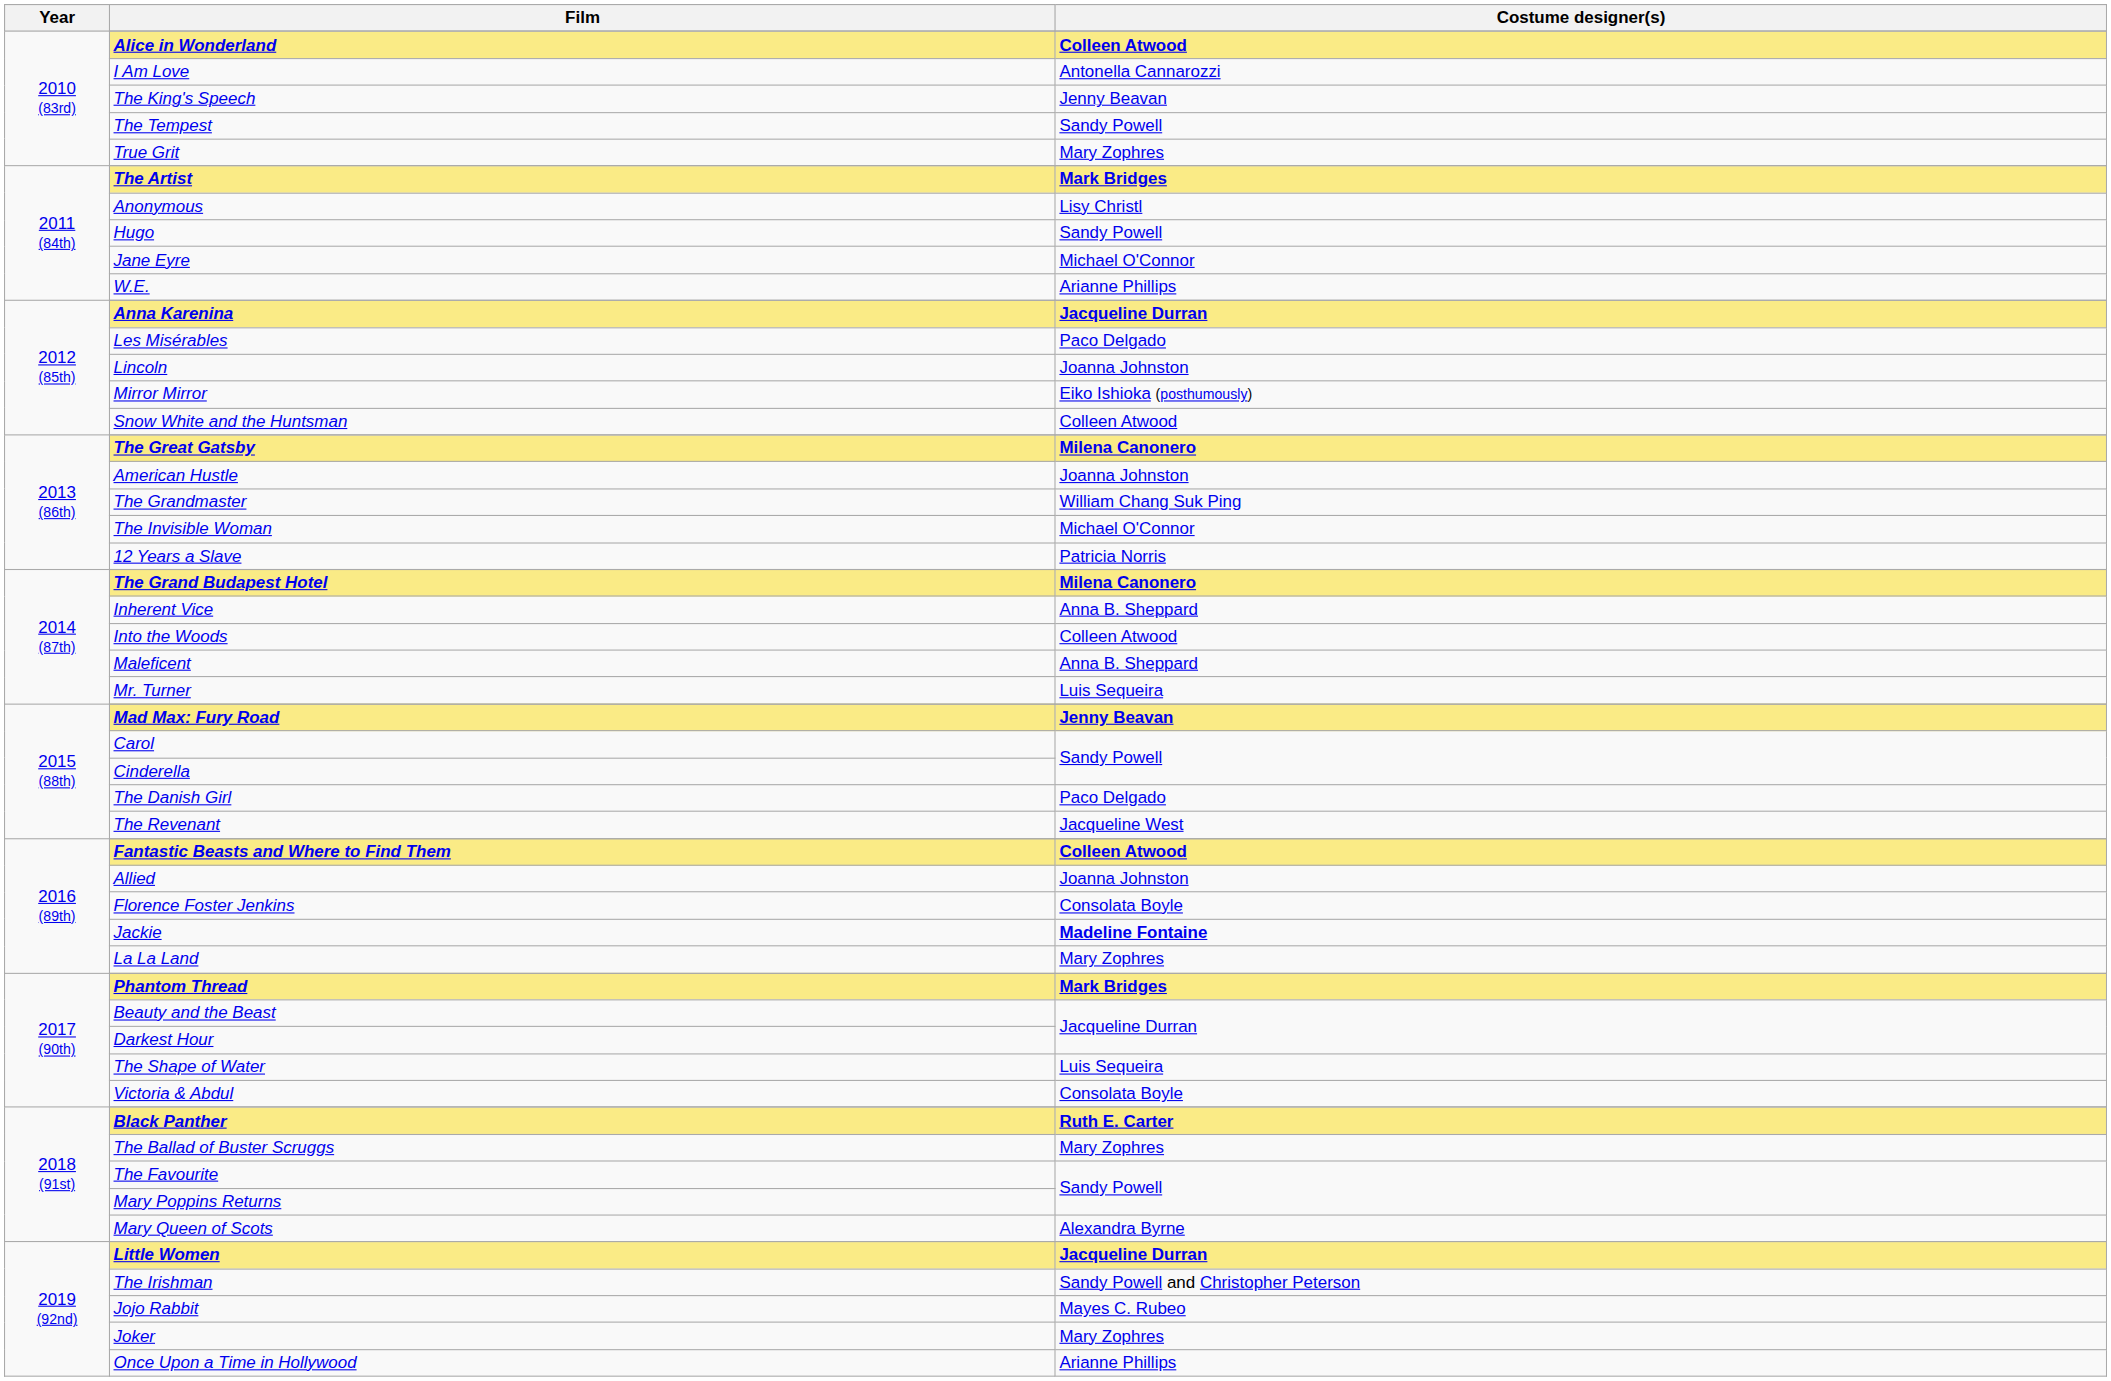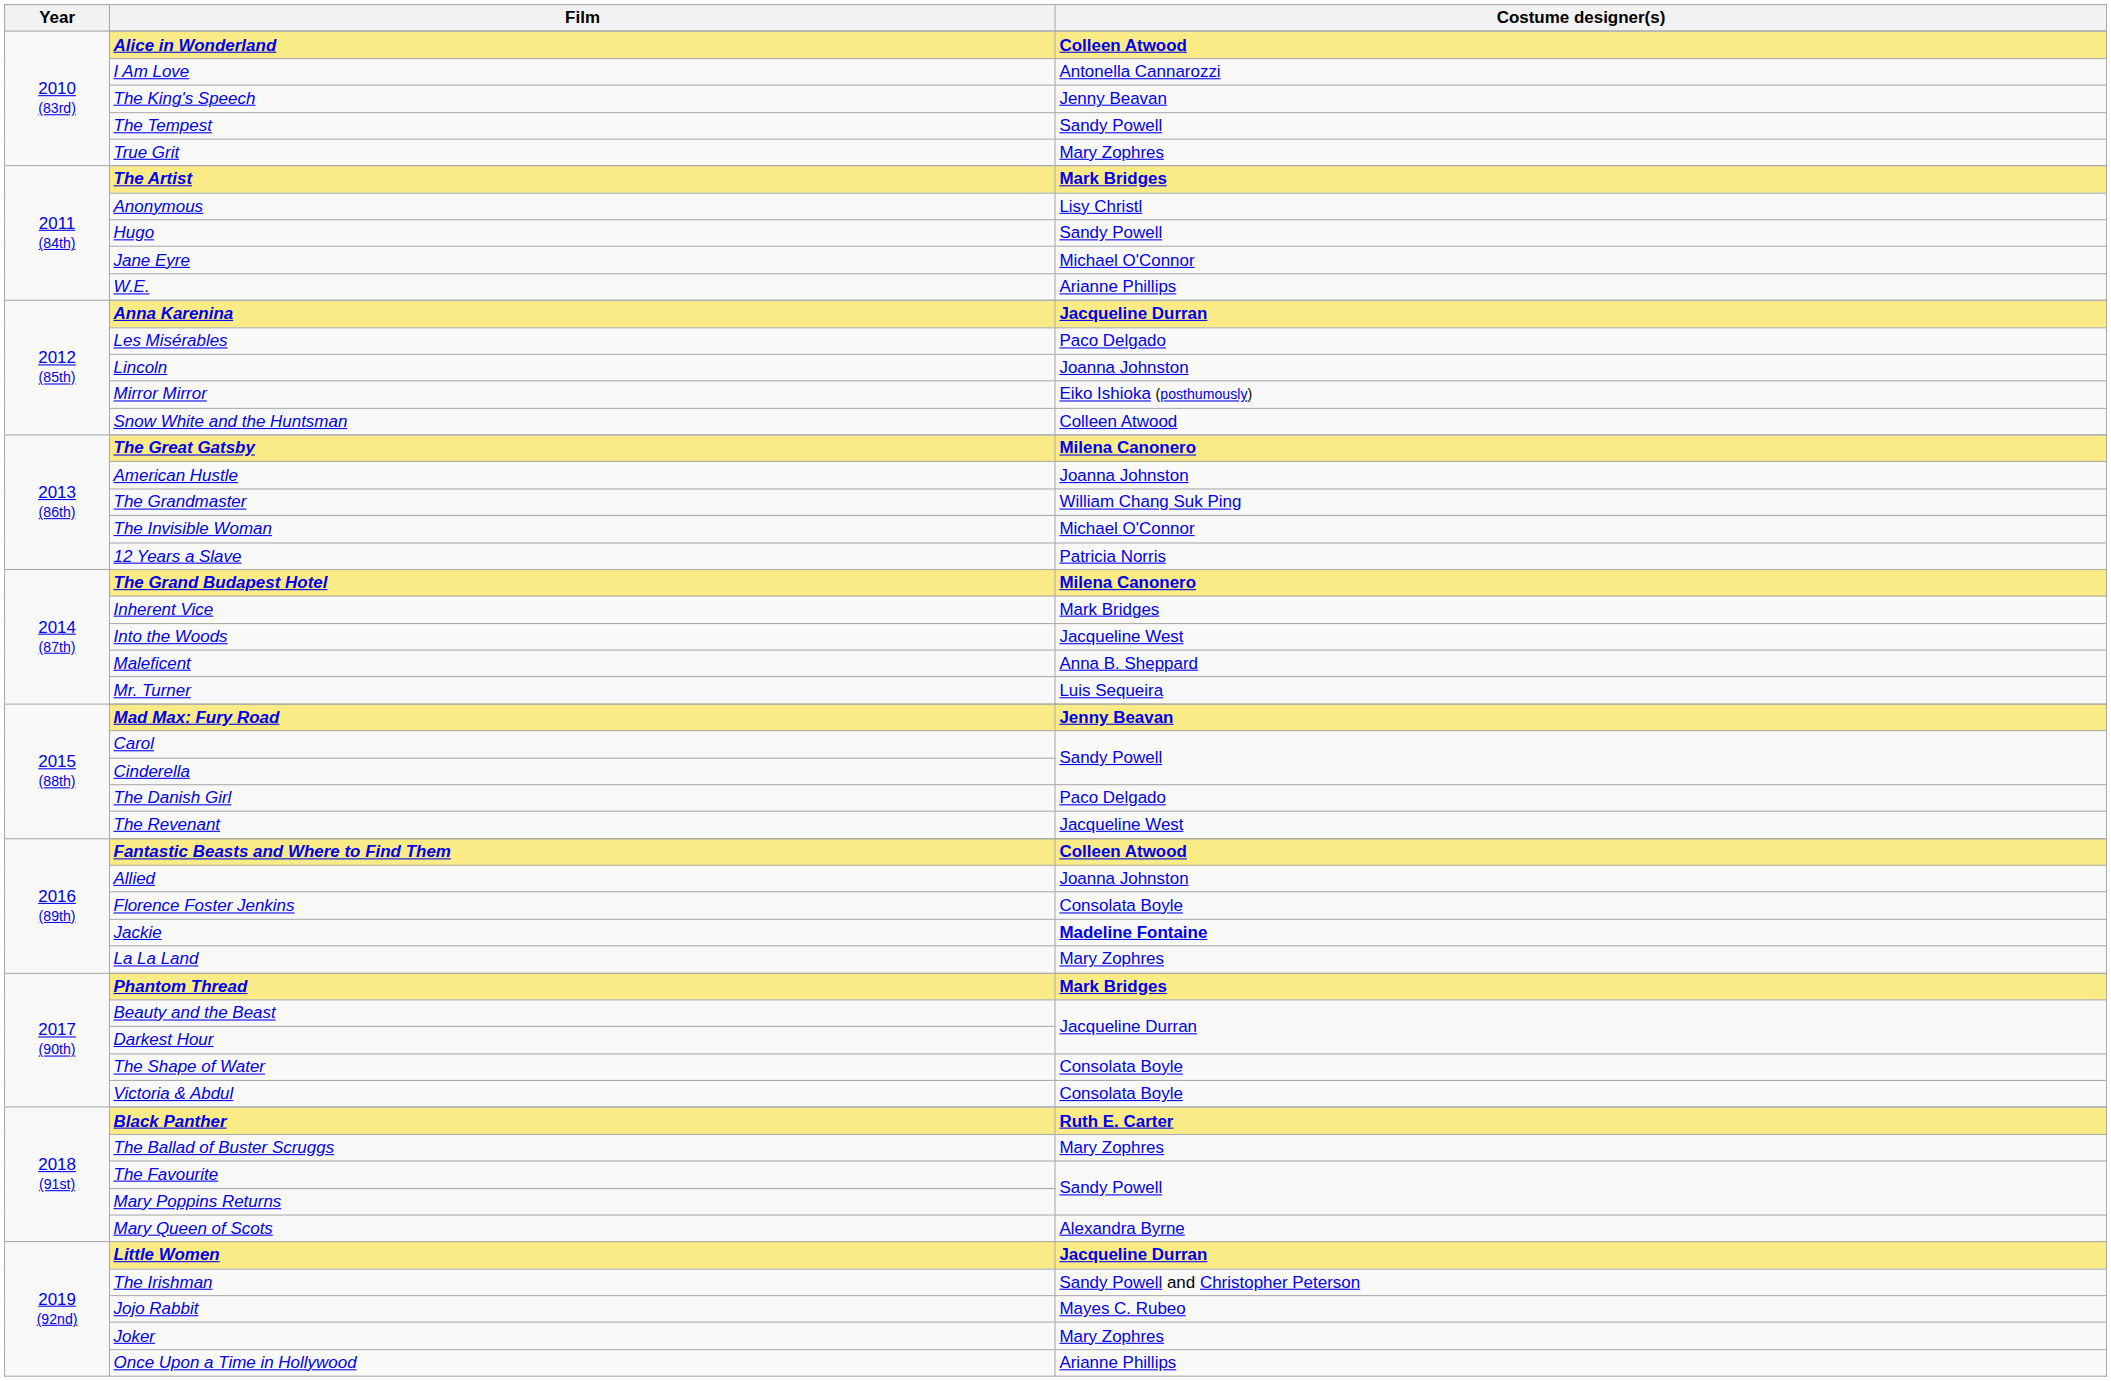(1129, 609) Anna B. Sheppard -> (1109, 609) Mark Bridges
(1118, 636) Colleen Atwood -> (1121, 636) Jacqueline West
(1111, 1066) Luis Sequeira -> (1121, 1066) Consolata Boyle
